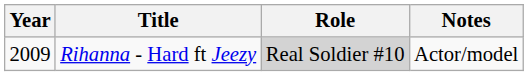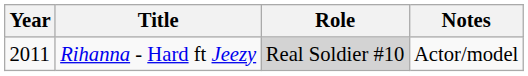(30, 53) 2009 -> (30, 53) 2011
